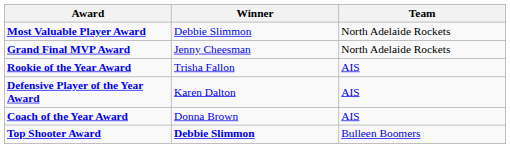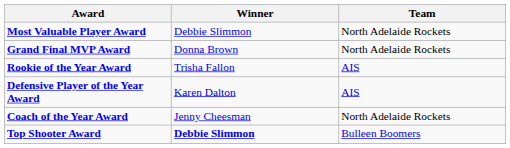(212, 49) Jenny Cheesman -> (206, 49) Donna Brown
(206, 116) Donna Brown -> (212, 116) Jenny Cheesman
(350, 116) AIS -> (396, 116) North Adelaide Rockets
